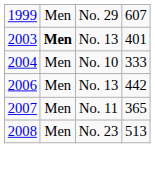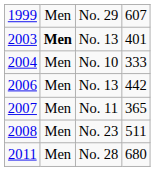(136, 131) 513 -> (136, 131) 511
+ row: (22, 154)
